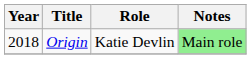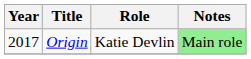(24, 41) 2018 -> (24, 41) 2017
